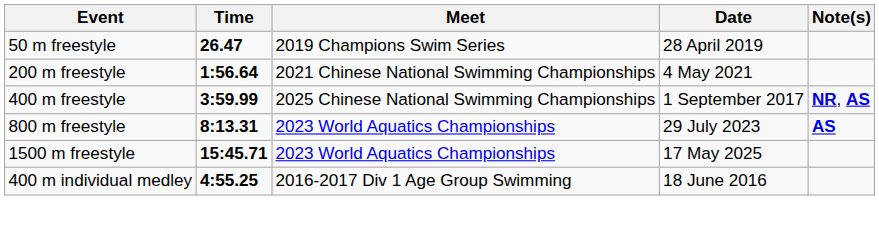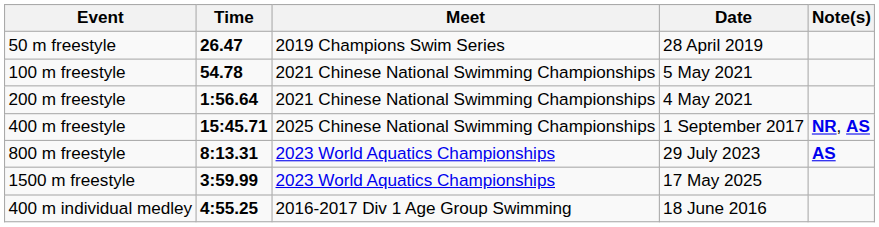+ row: (67, 72)
(229, 99) 3:59.99 -> (234, 126) 15:45.71
(234, 153) 15:45.71 -> (229, 180) 3:59.99
